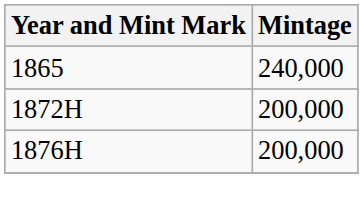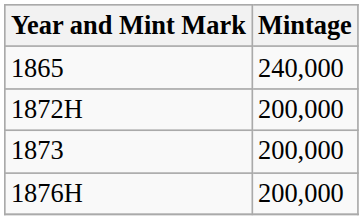+ row: (37, 151)
